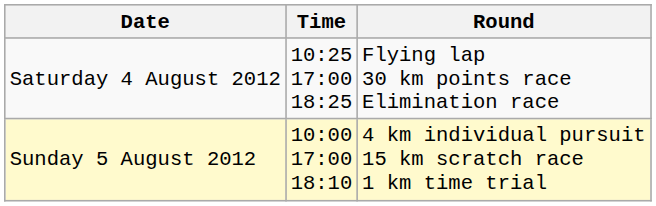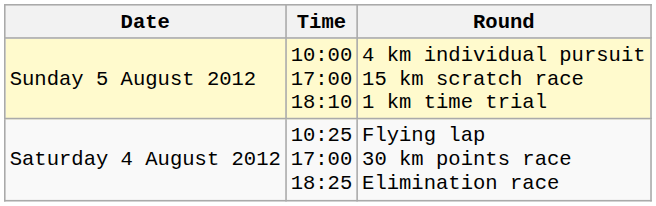rows swapped: (145, 79) <-> (133, 160)
